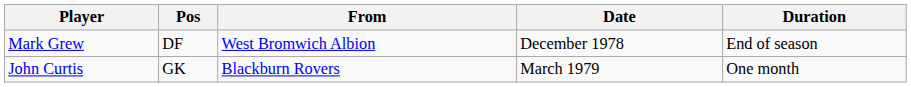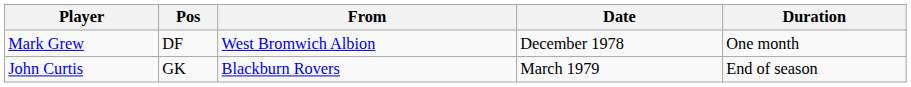(772, 43) End of season -> (763, 43) One month
(763, 69) One month -> (772, 69) End of season
